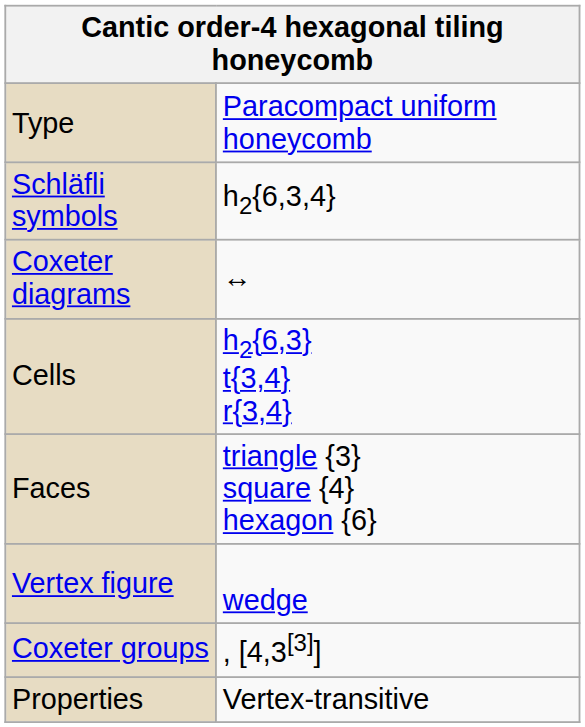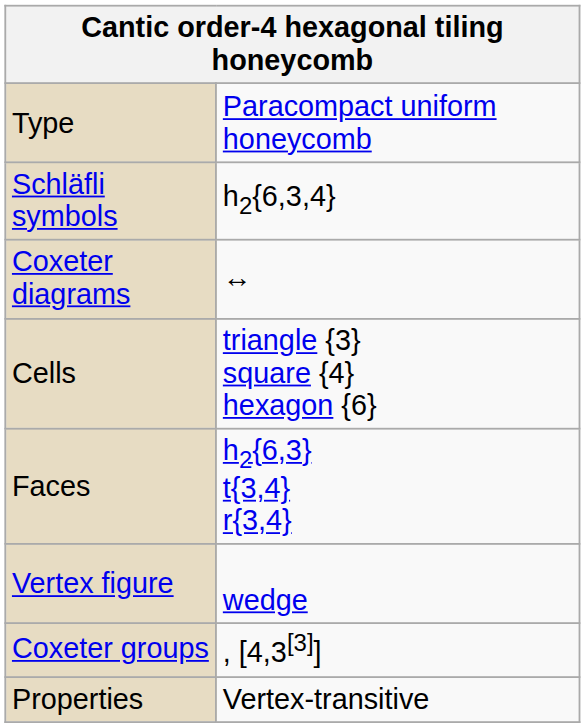(267, 375) h2{6,3} t{3,4} r{3,4} -> (300, 372) triangle {3} square {4} hexagon {6}
(300, 489) triangle {3} square {4} hexagon {6} -> (267, 486) h2{6,3} t{3,4} r{3,4}
